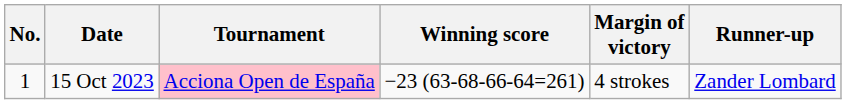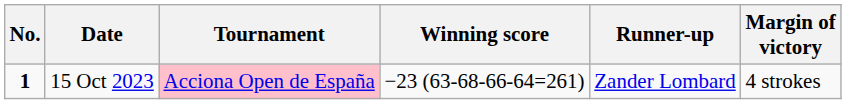columns swapped: (639, 34) <-> (765, 34)
(25, 81) normal -> (25, 81) bold
